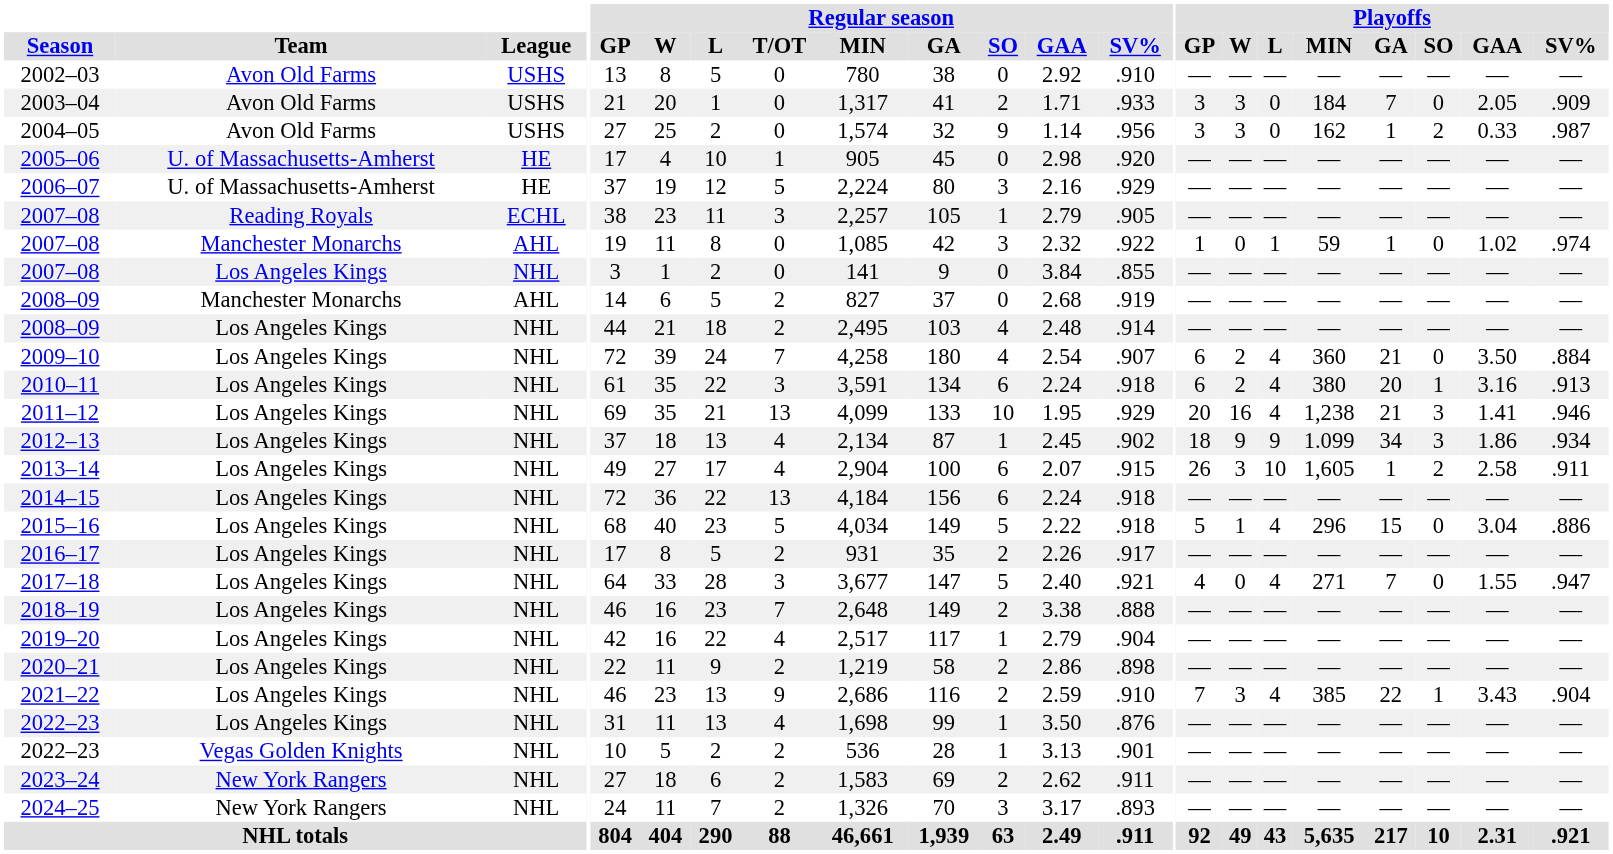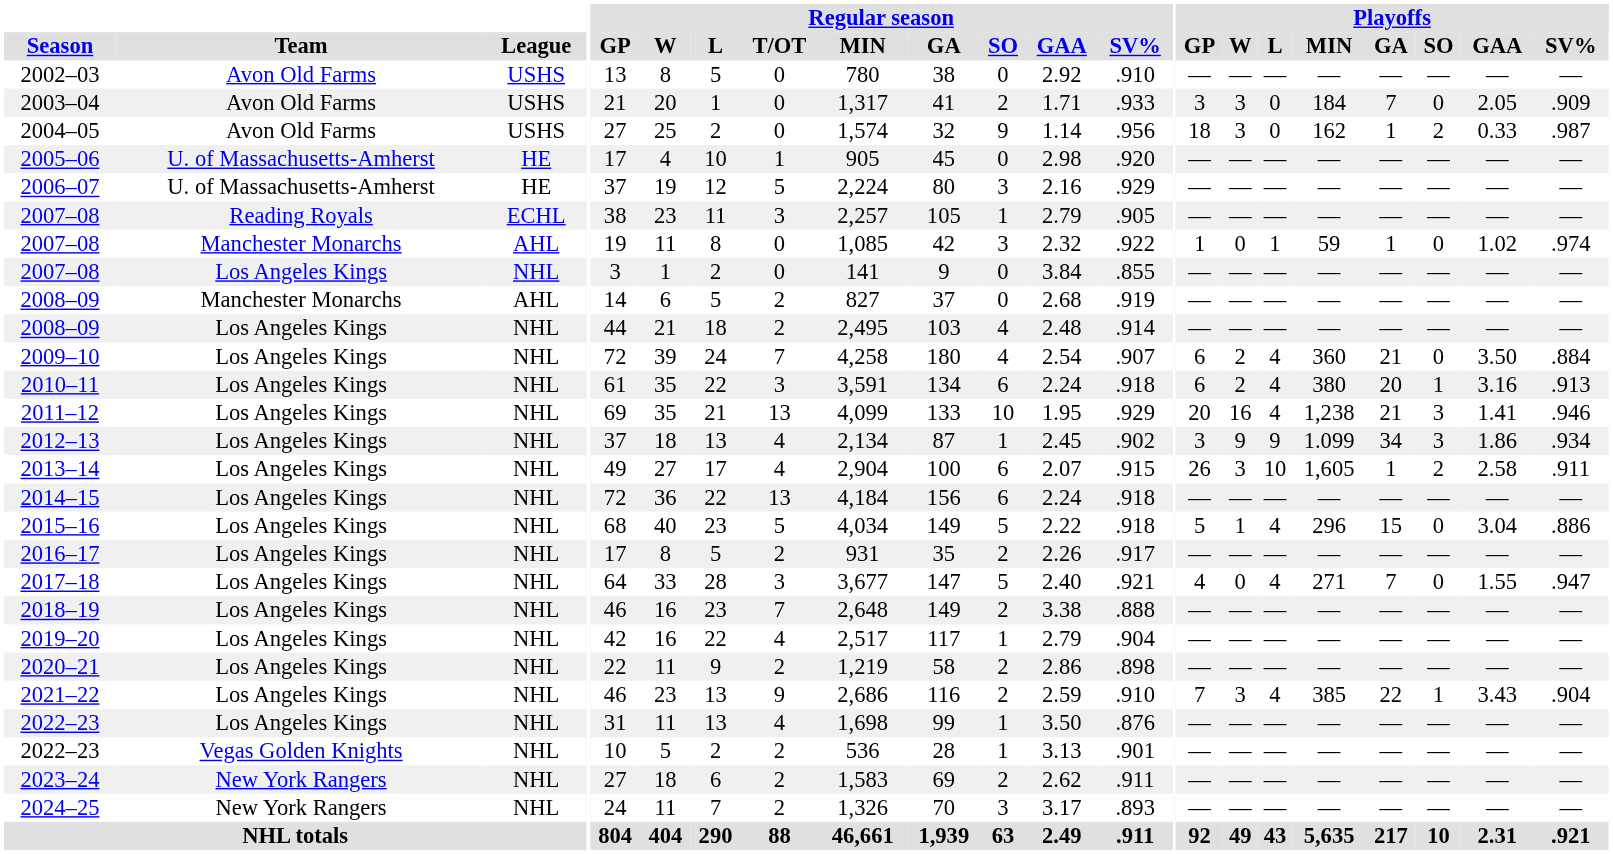(1200, 130) 3 -> (1200, 130) 18
(1200, 440) 18 -> (1200, 440) 3
